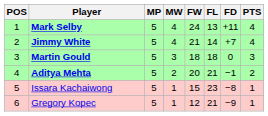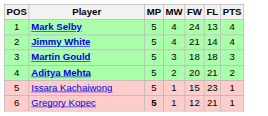- column: (231, 12)
(154, 103) normal -> (154, 103) bold
